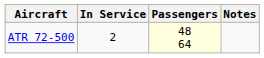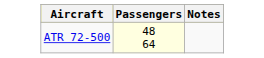- column: (113, 13)
